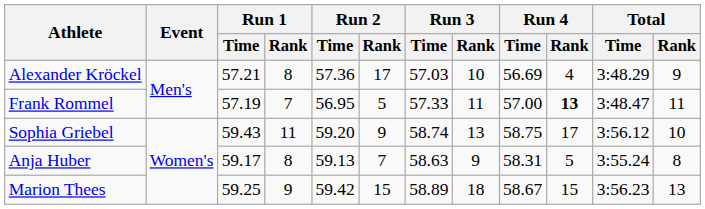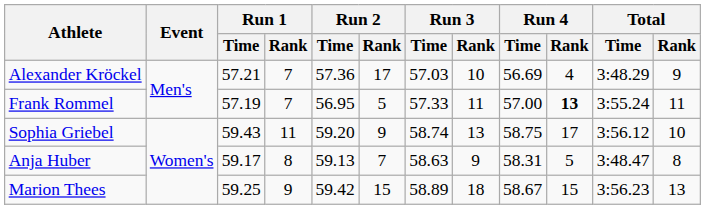(288, 75) 8 -> (288, 75) 7
(623, 103) 3:48.47 -> (623, 103) 3:55.24
(623, 161) 3:55.24 -> (623, 161) 3:48.47
